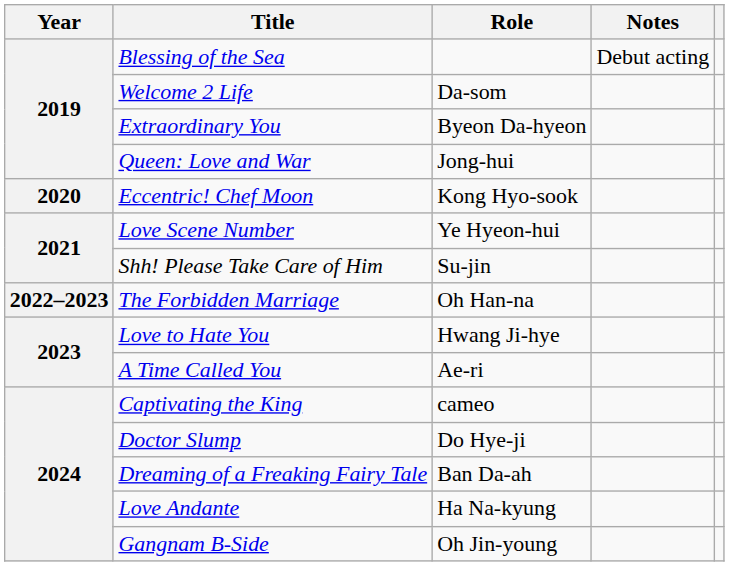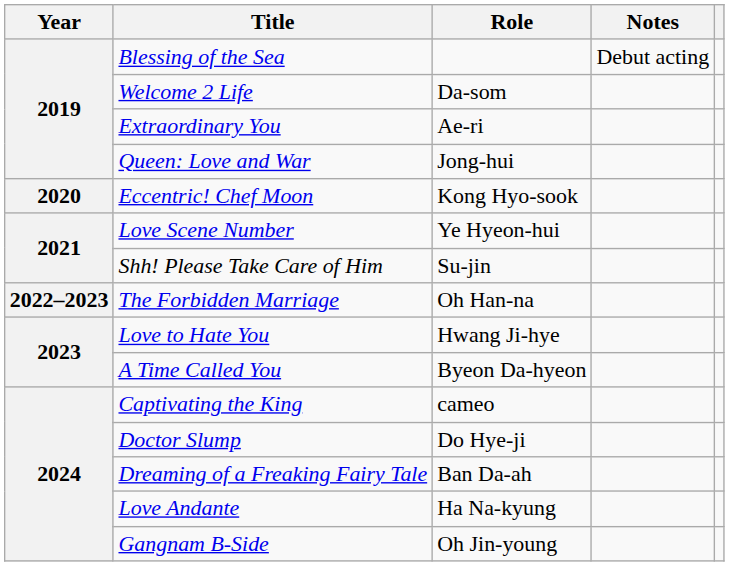(512, 126) Byeon Da-hyeon -> (460, 126) Ae-ri
(460, 369) Ae-ri -> (512, 369) Byeon Da-hyeon
